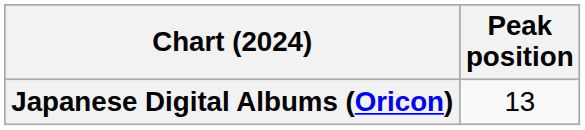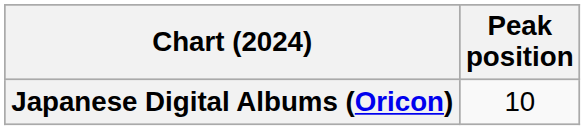(520, 101) 13 -> (520, 101) 10
